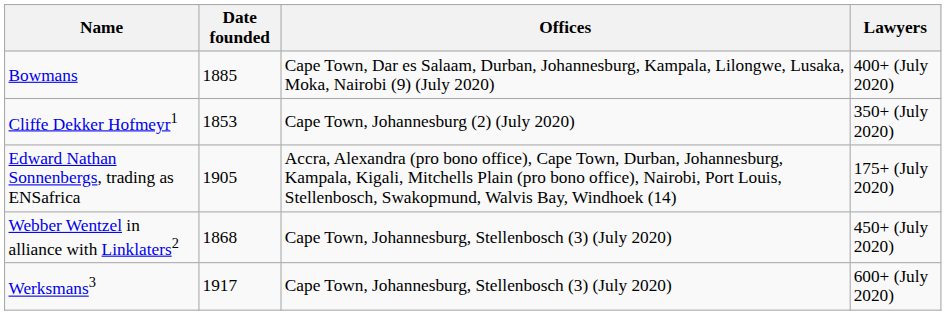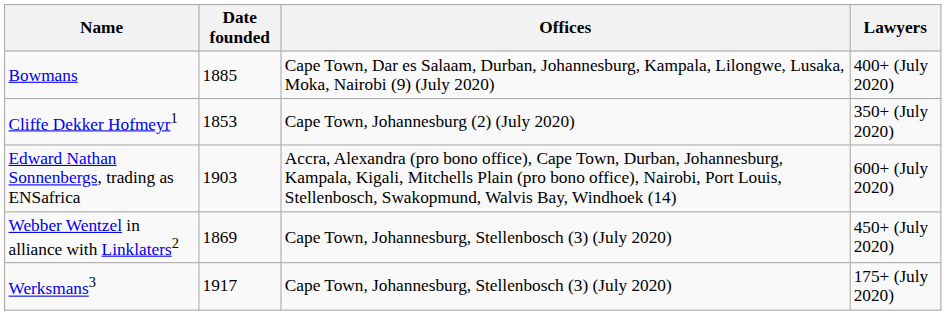(220, 178) 1905 -> (220, 178) 1903
(891, 178) 175+ (July 2020) -> (891, 178) 600+ (July 2020)
(220, 237) 1868 -> (220, 237) 1869
(891, 286) 600+ (July 2020) -> (891, 286) 175+ (July 2020)
